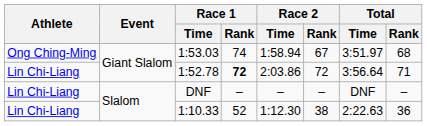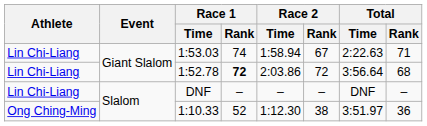(52, 53) Ong Ching-Ming -> (43, 53) Lin Chi-Liang
(363, 53) 3:51.97 -> (363, 53) 2:22.63
(404, 53) 68 -> (404, 53) 71
(404, 72) 71 -> (404, 72) 68
(43, 111) Lin Chi-Liang -> (52, 111) Ong Ching-Ming
(363, 111) 2:22.63 -> (363, 111) 3:51.97
